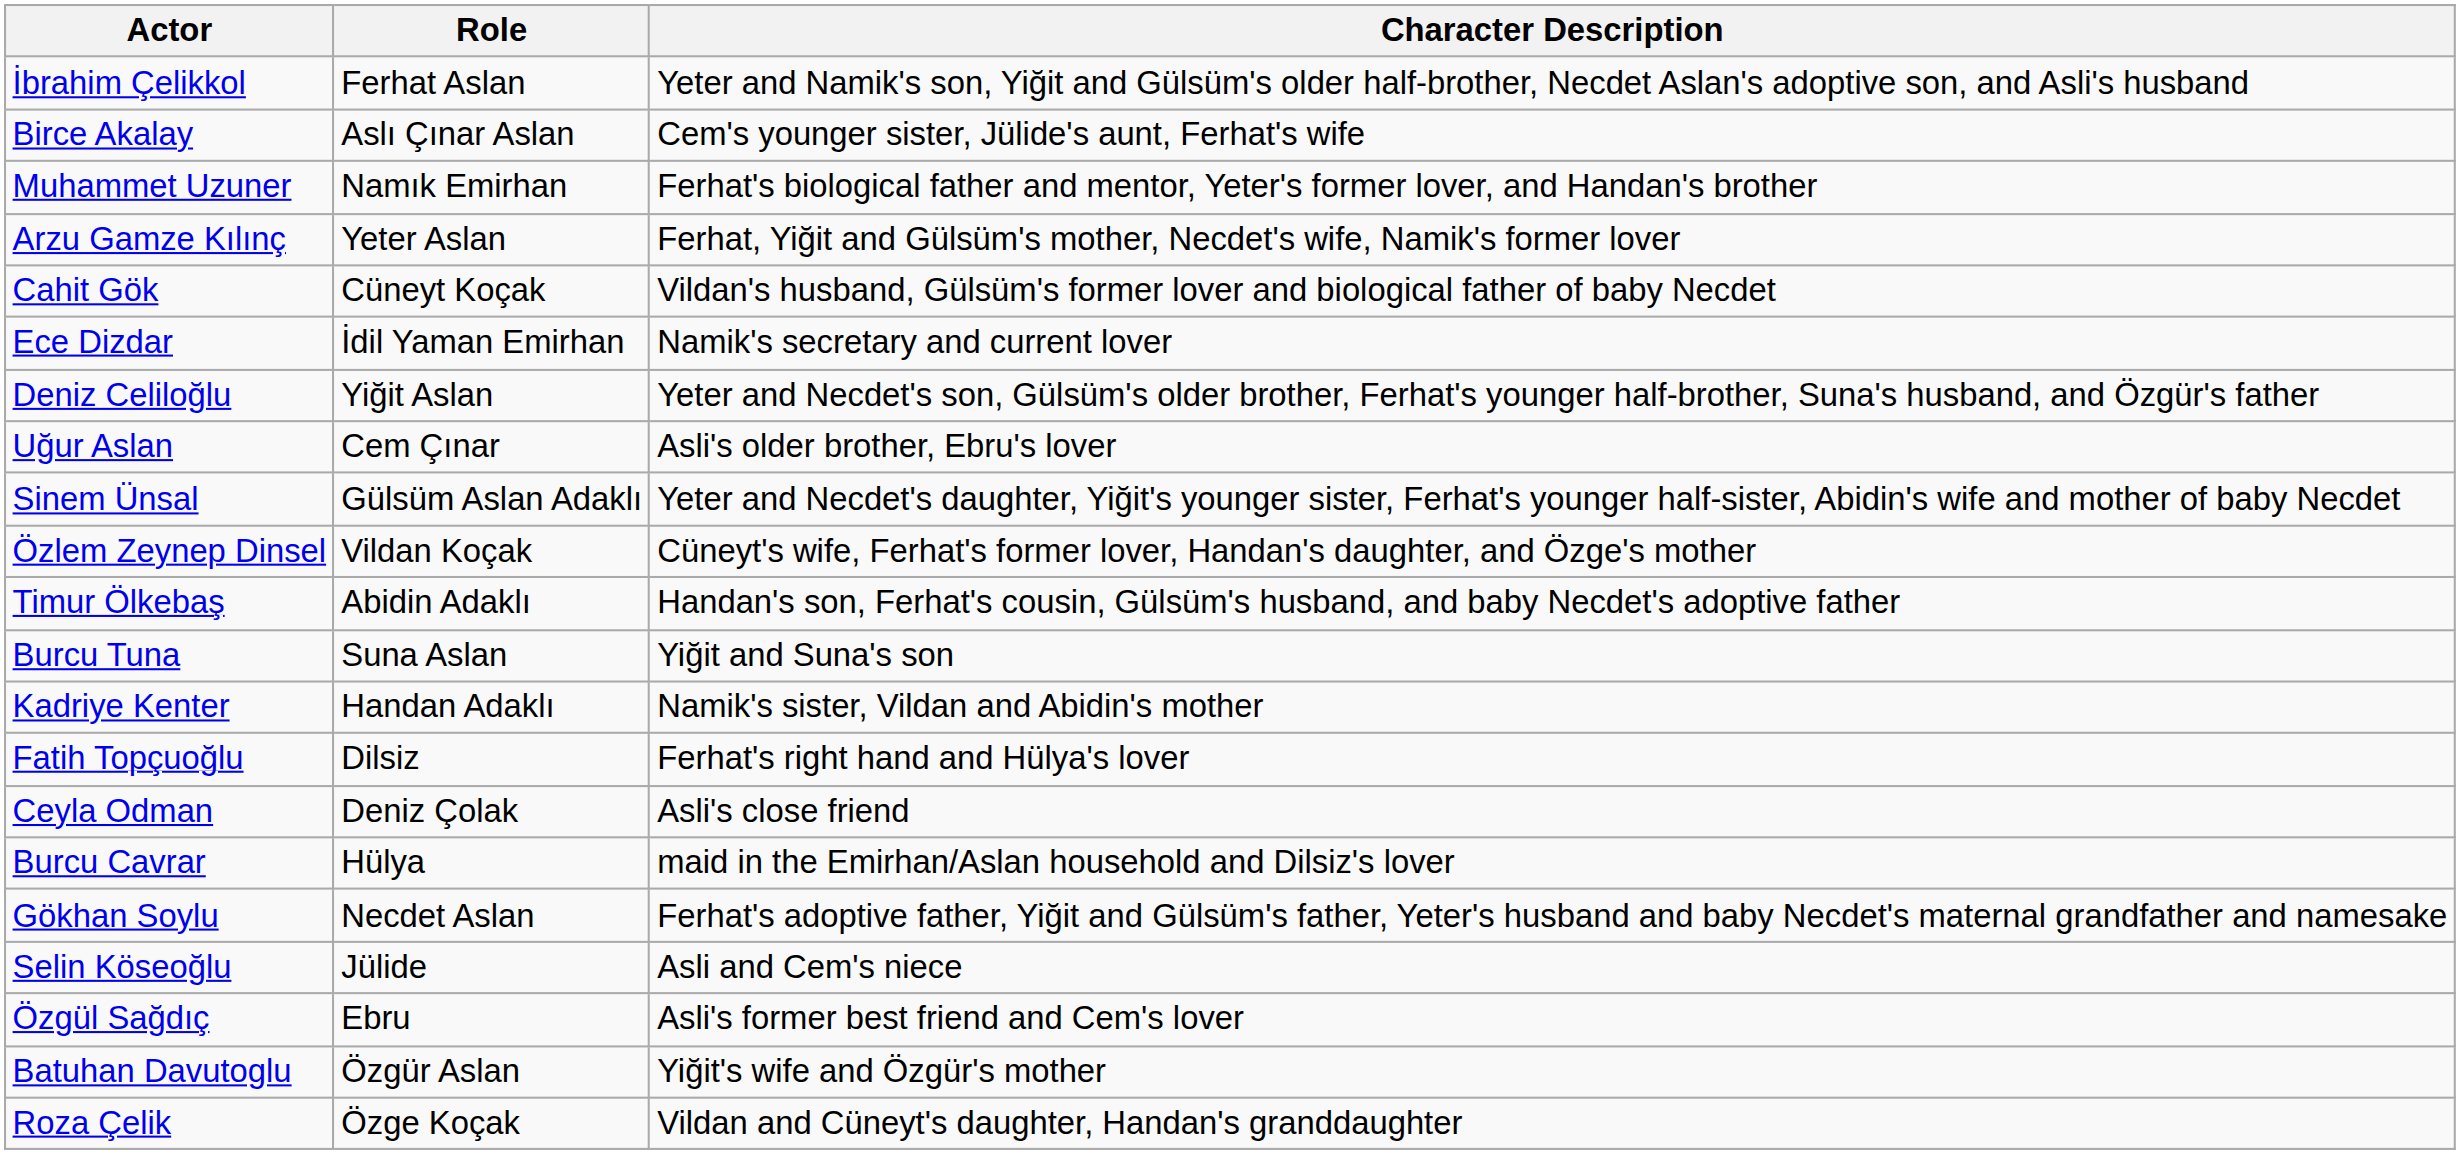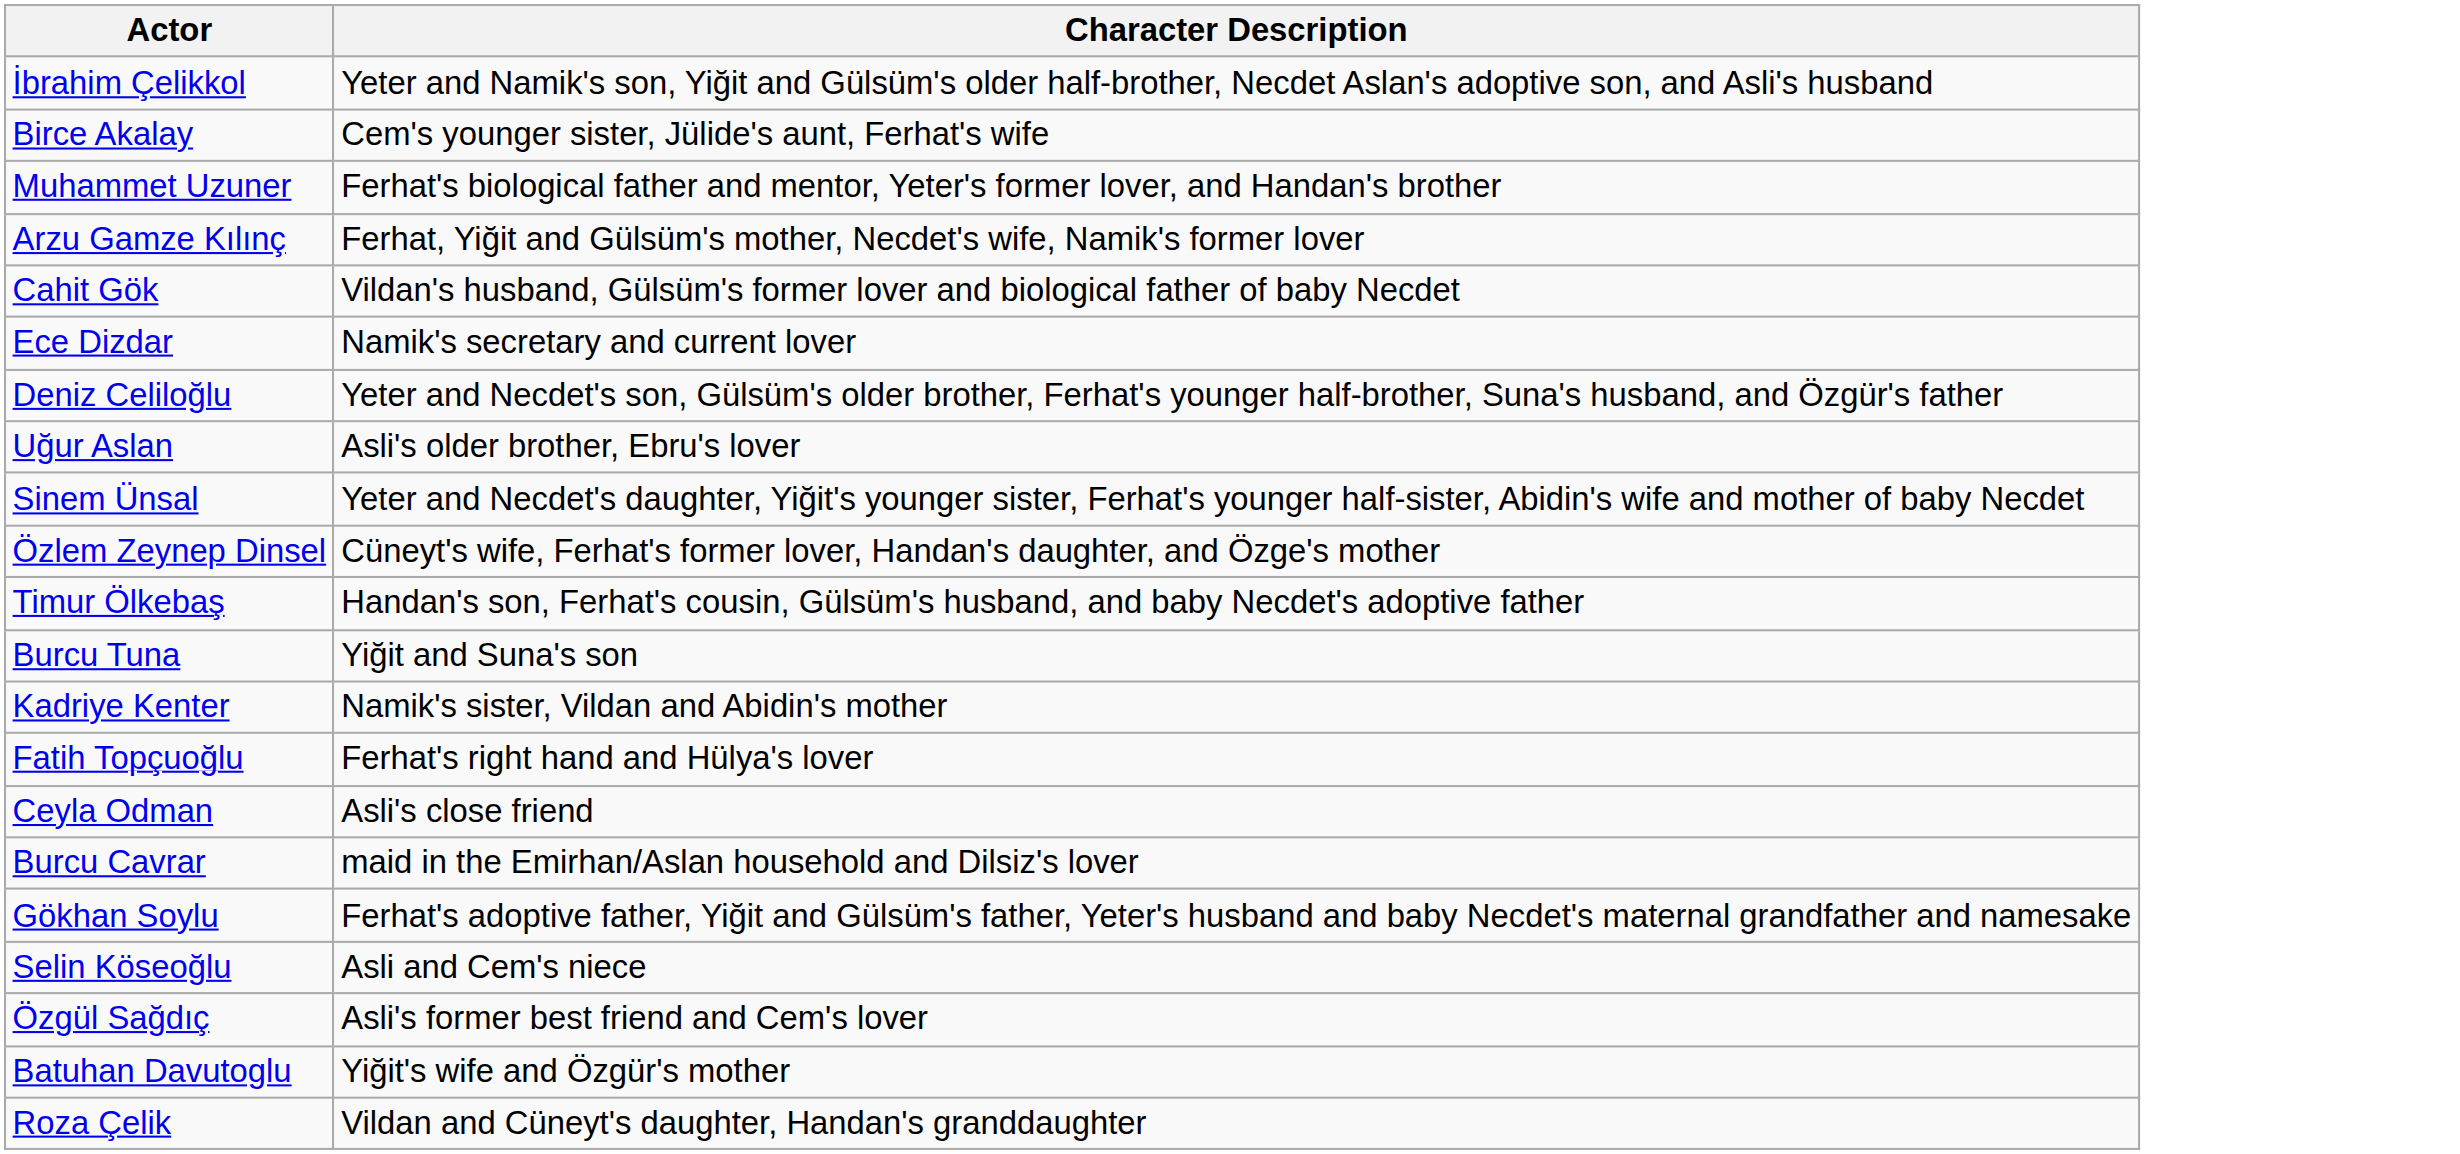- column: (492, 30)
